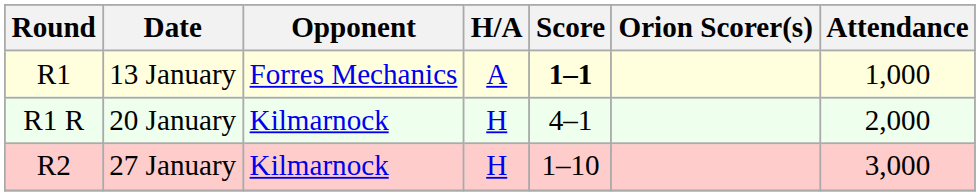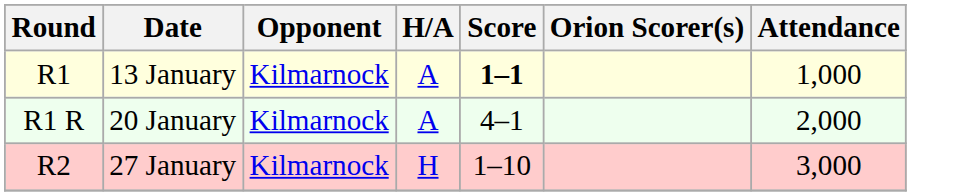(354, 73) Forres Mechanics -> (319, 73) Kilmarnock
(497, 119) H -> (428, 119) A
